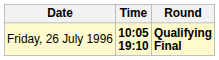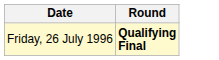- column: (133, 13)
